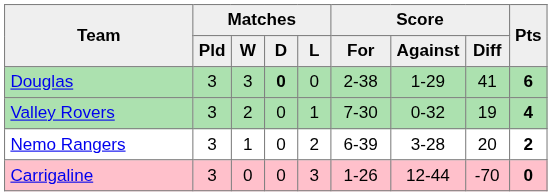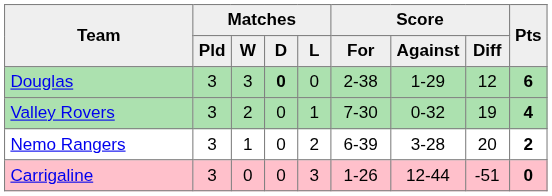(487, 82) 41 -> (487, 82) 12
(487, 175) -70 -> (487, 175) -51
